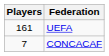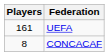(24, 43) 7 -> (24, 43) 8
